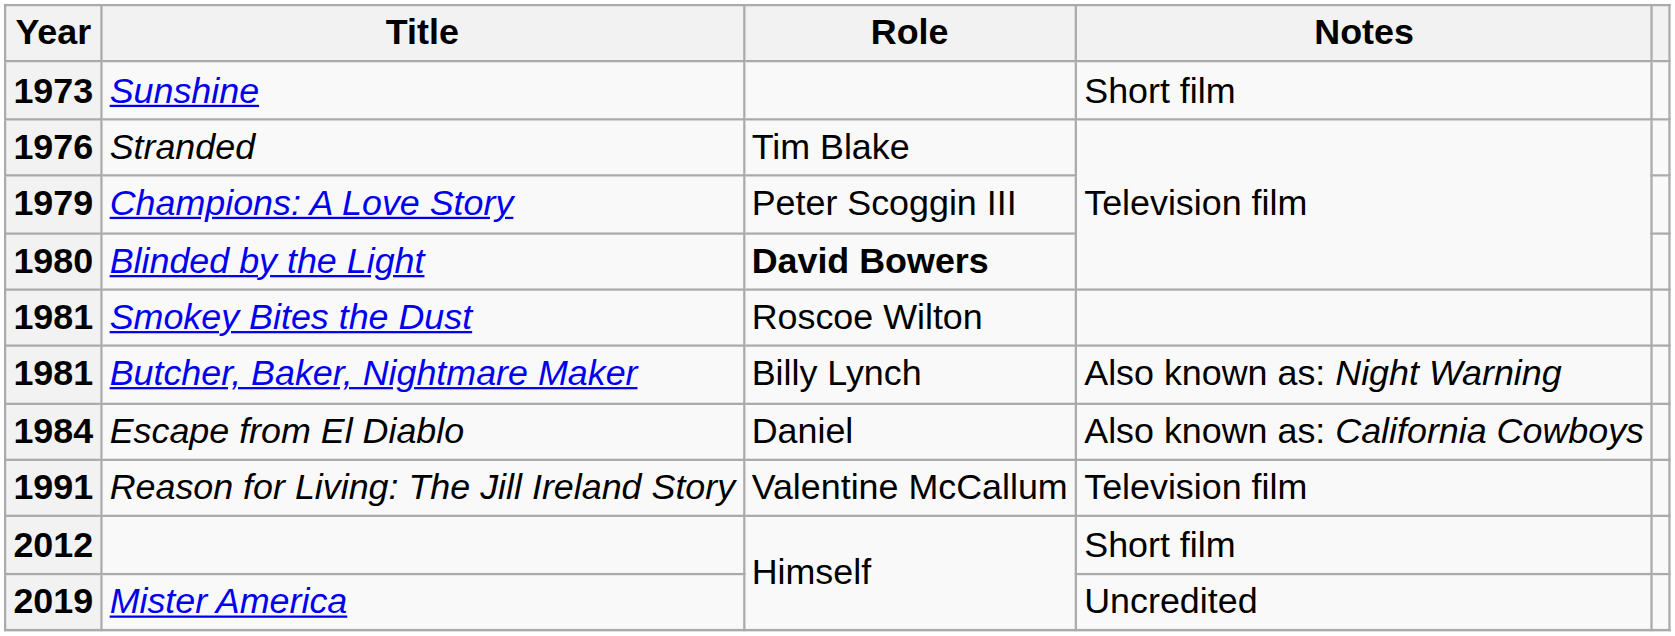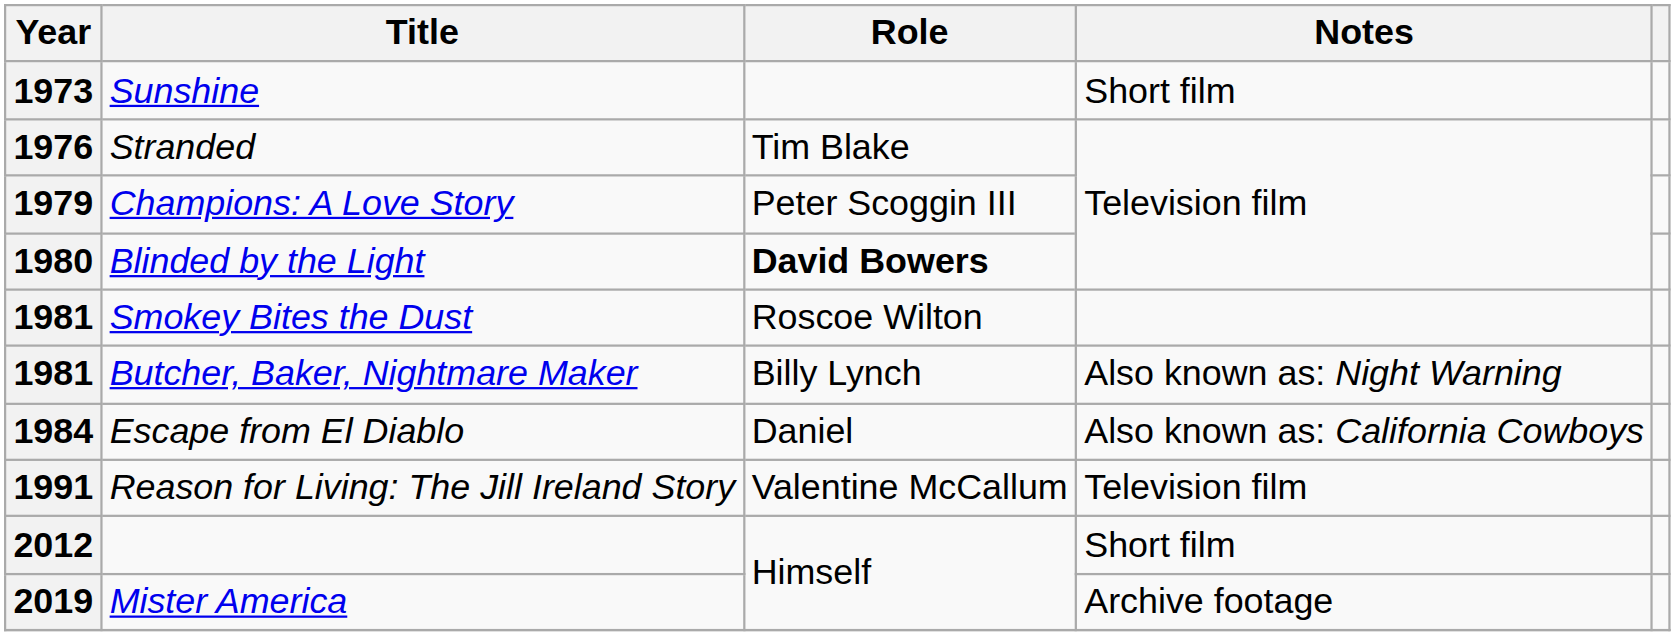(1171, 601) Uncredited -> (1209, 601) Archive footage
